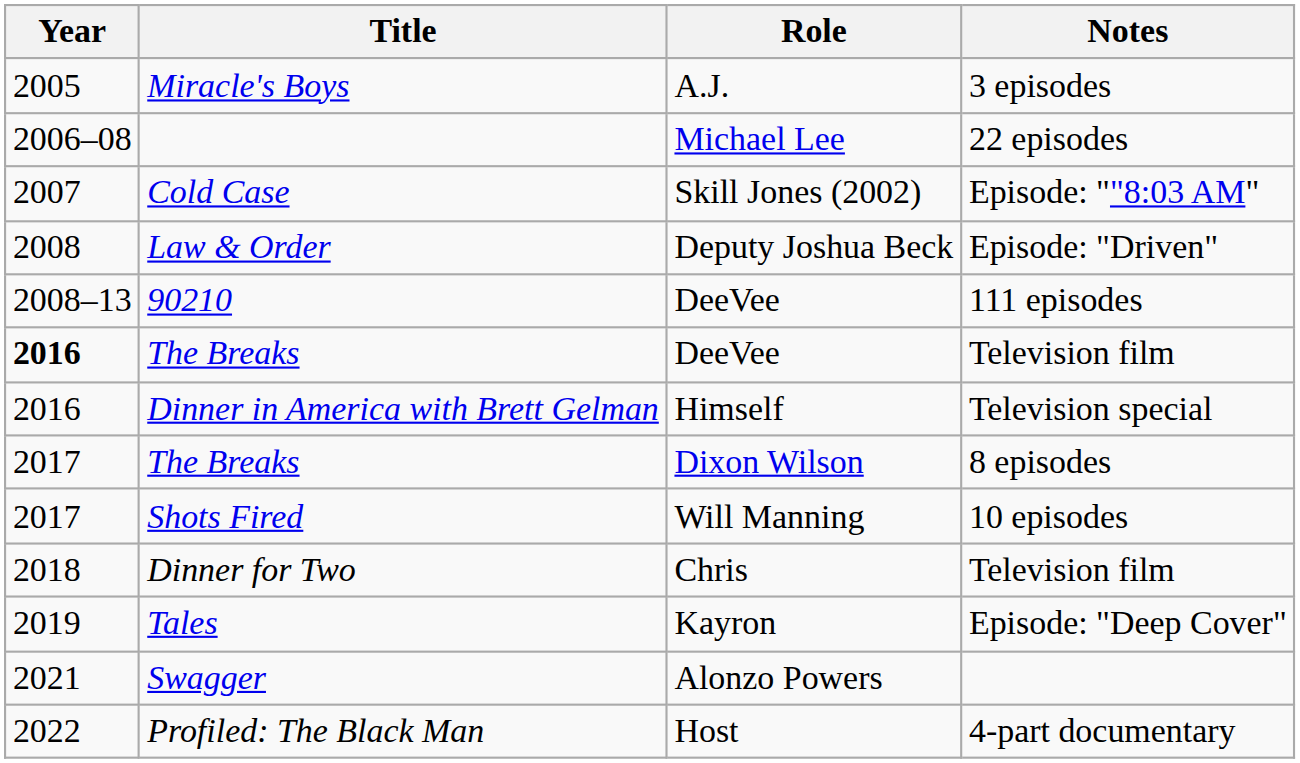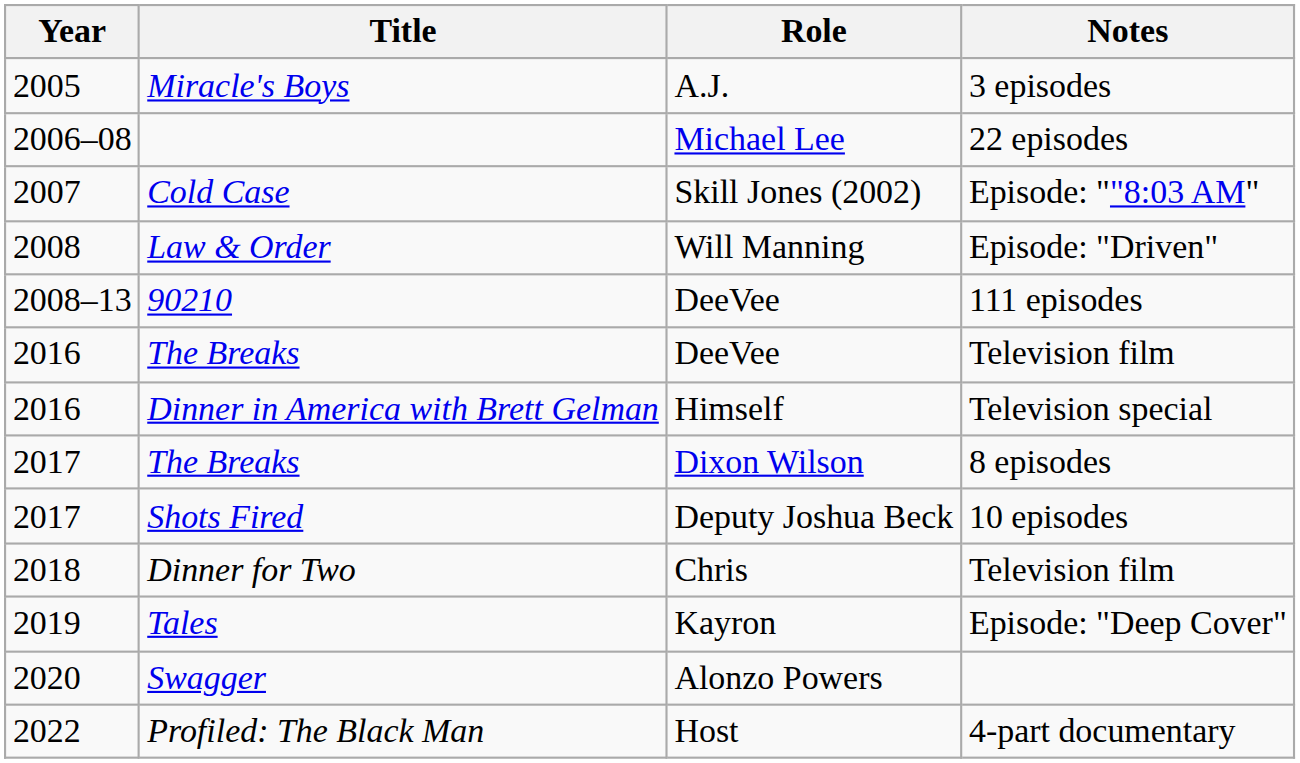(814, 246) Deputy Joshua Beck -> (769, 246) Will Manning
(47, 354) bold -> (47, 354) normal
(769, 515) Will Manning -> (814, 515) Deputy Joshua Beck
(47, 676) 2021 -> (47, 676) 2020
